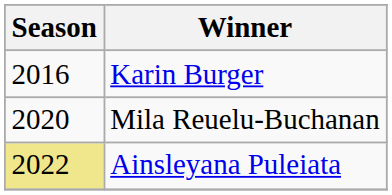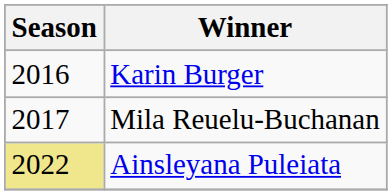(41, 119) 2020 -> (41, 119) 2017
